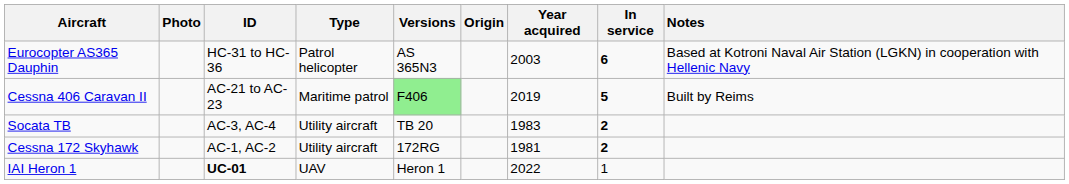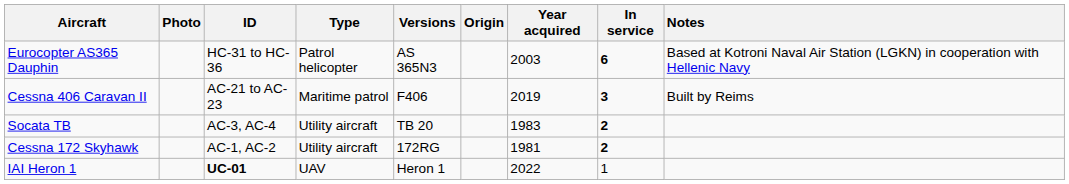(412, 96) lightgreen background -> (412, 96) no background
(604, 96) 5 -> (604, 96) 3
